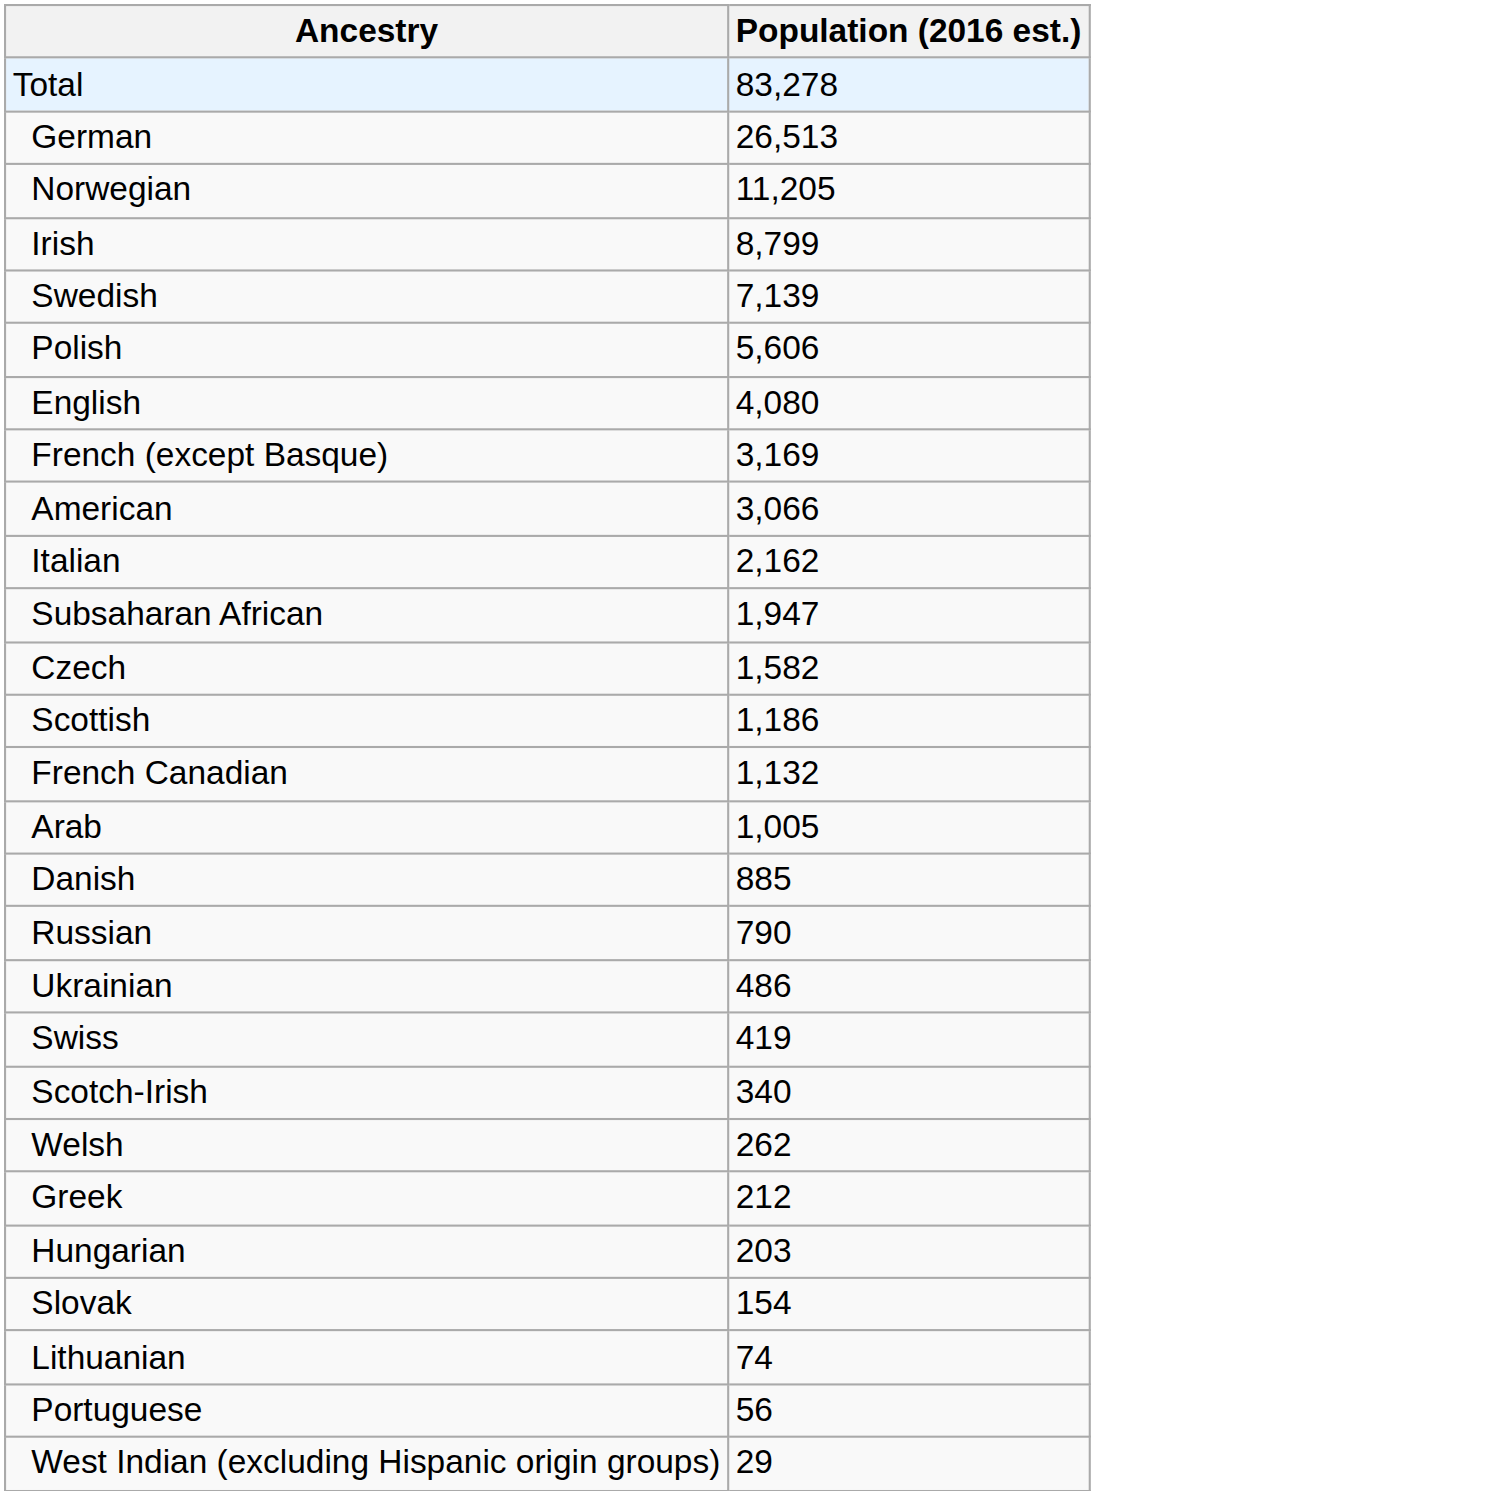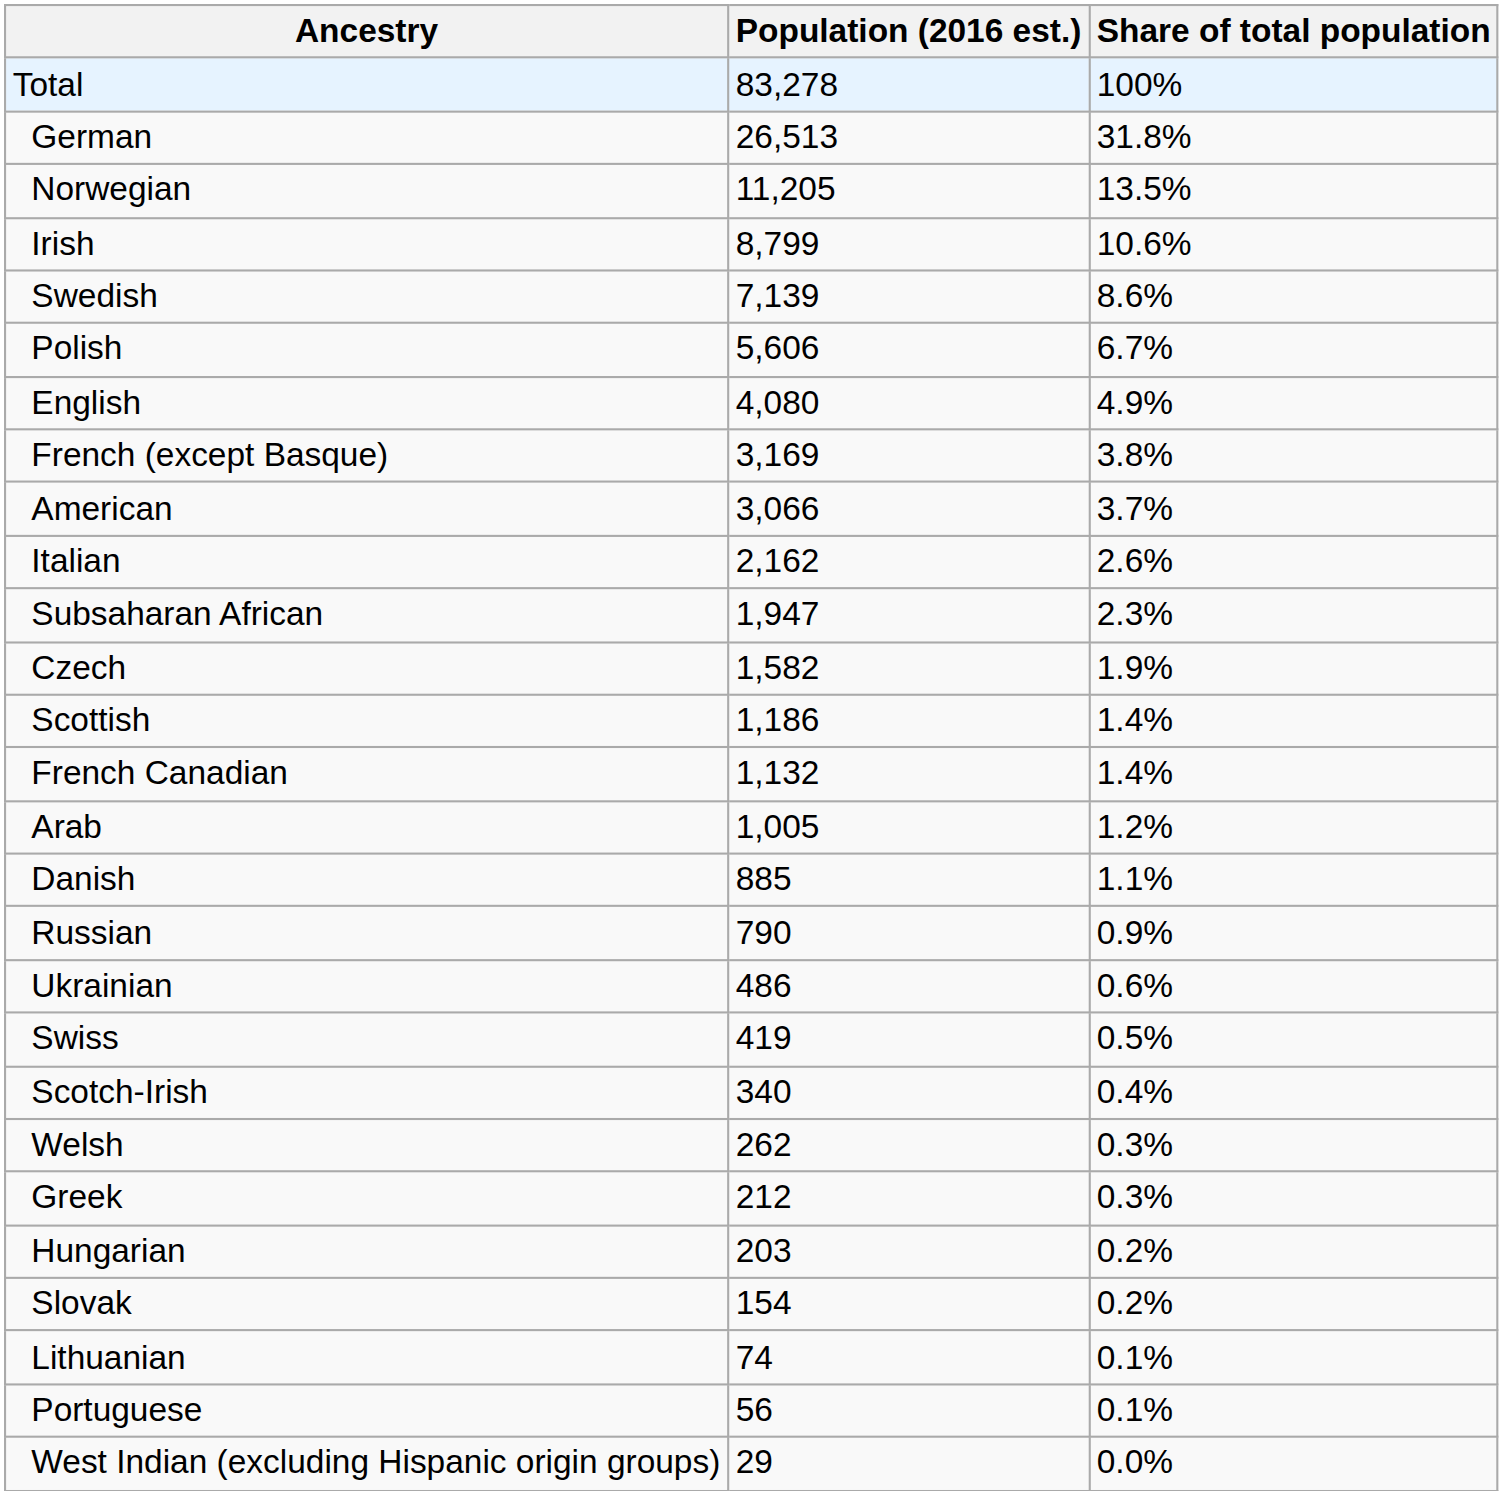+ column: (1294, 31)
